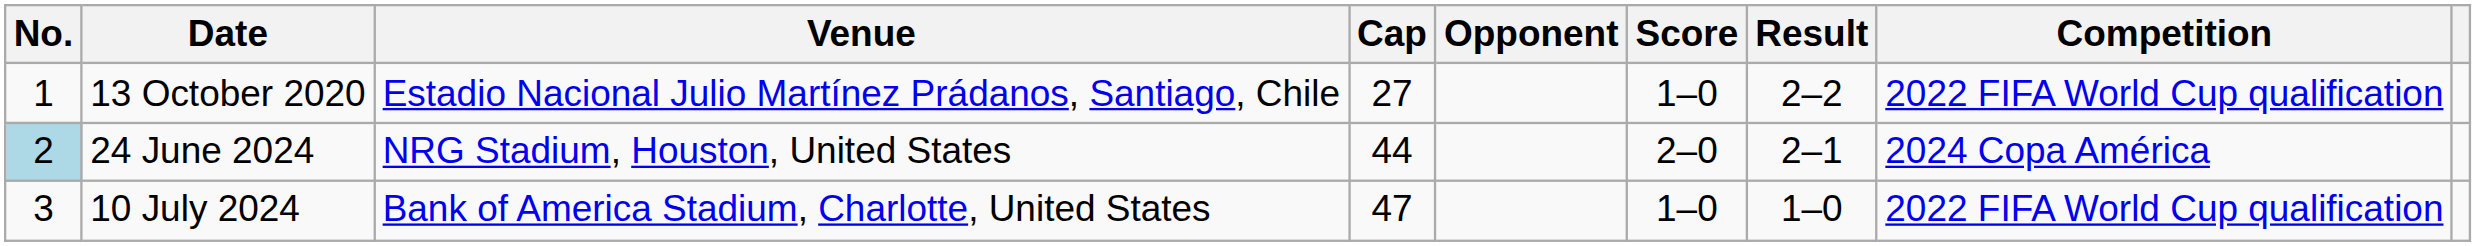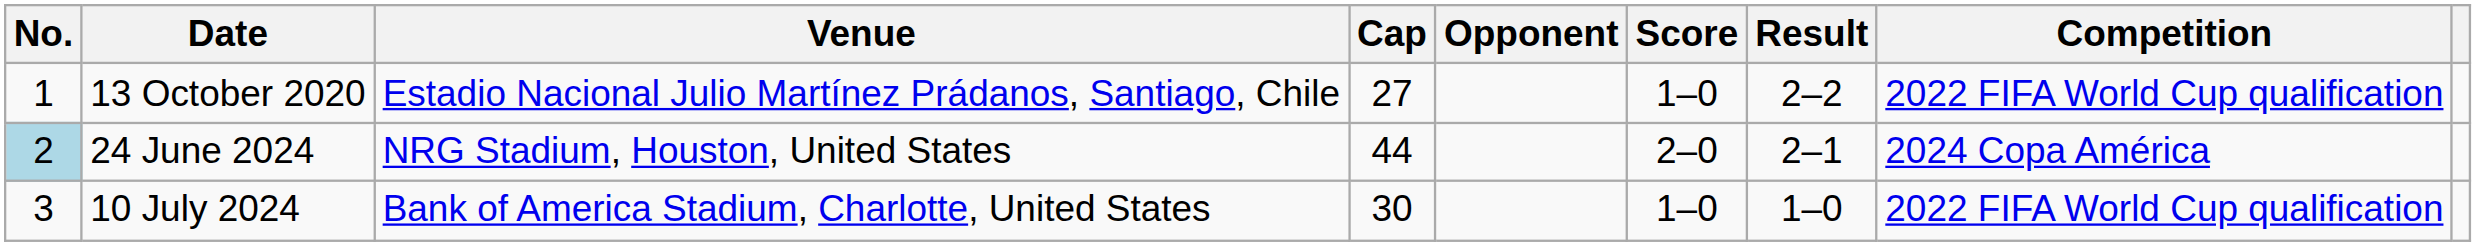(1392, 209) 47 -> (1392, 209) 30
